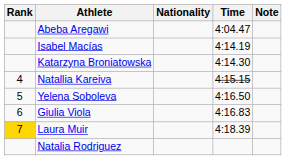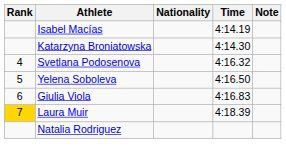- row: (73, 29)
- row: (74, 79)
+ row: (89, 63)
